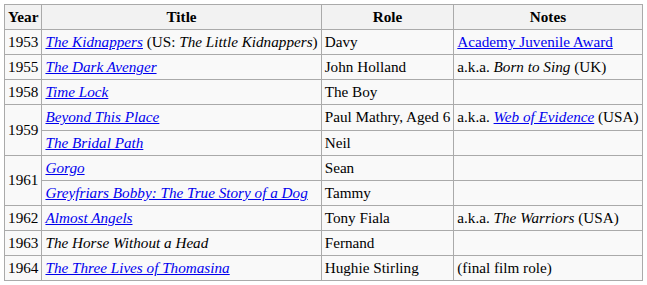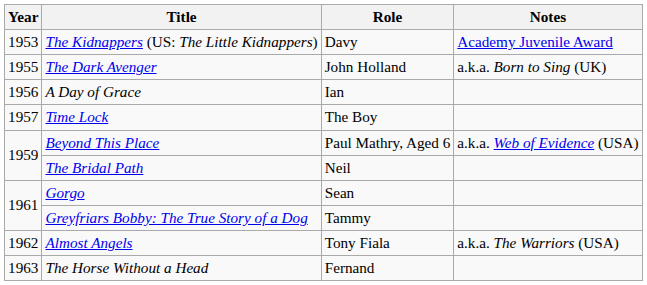+ row: (93, 92)
(23, 92) 1958 -> (23, 117) 1957
- row: (138, 267)
